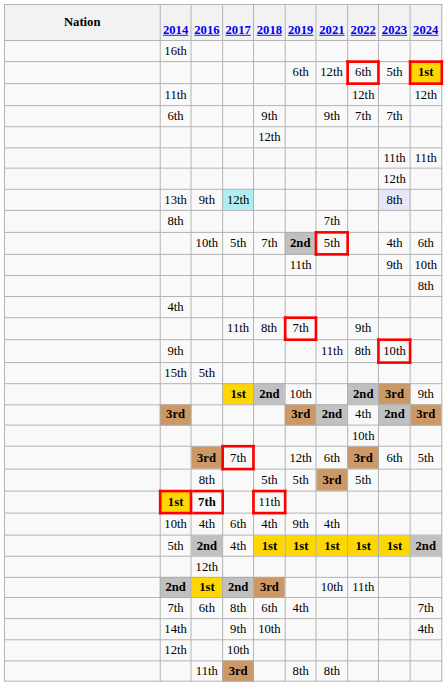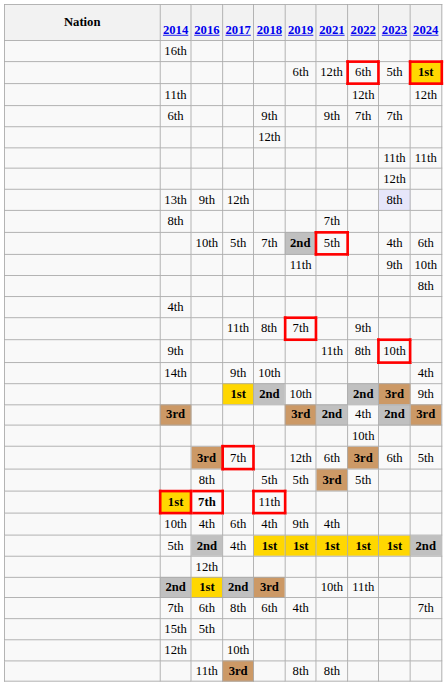(238, 200) paleturquoise background -> (238, 200) no background
rows swapped: (176, 373) <-> (176, 629)
